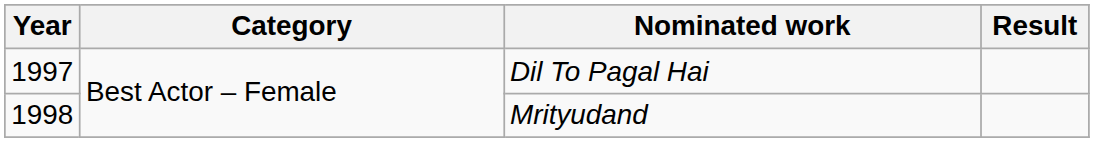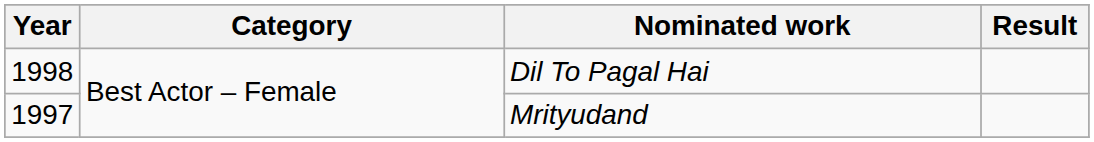(42, 70) 1997 -> (42, 70) 1998
(42, 114) 1998 -> (42, 114) 1997
